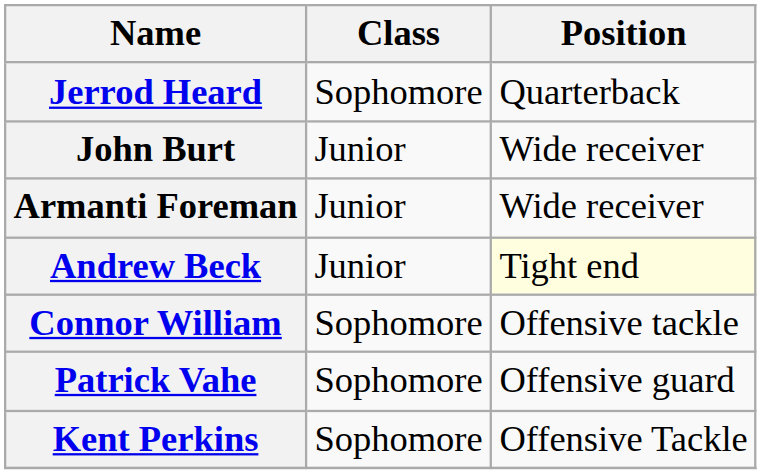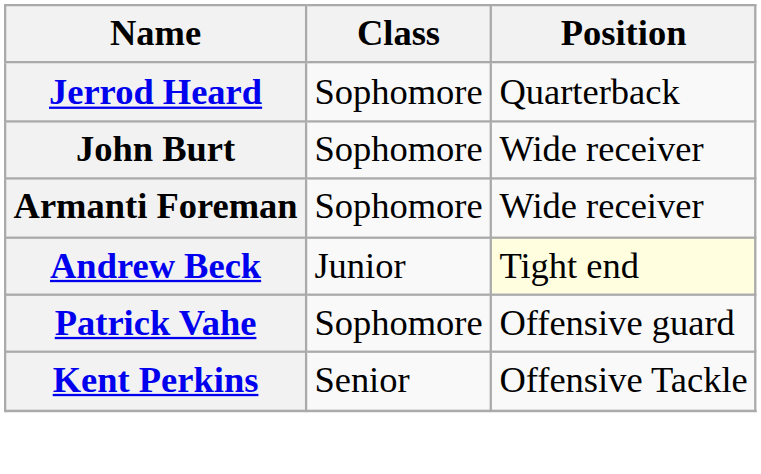(360, 149) Junior -> (399, 149) Sophomore
(360, 206) Junior -> (399, 206) Sophomore
- row: (156, 322)
(399, 438) Sophomore -> (362, 380) Senior
